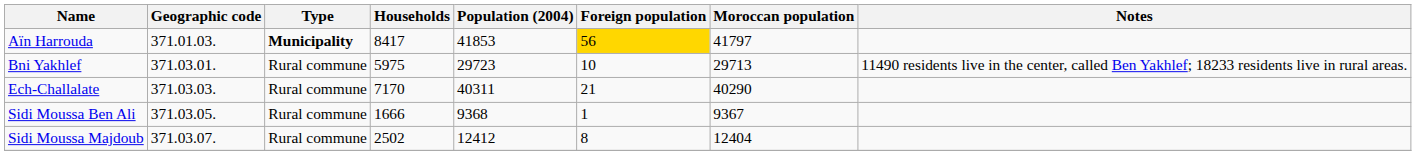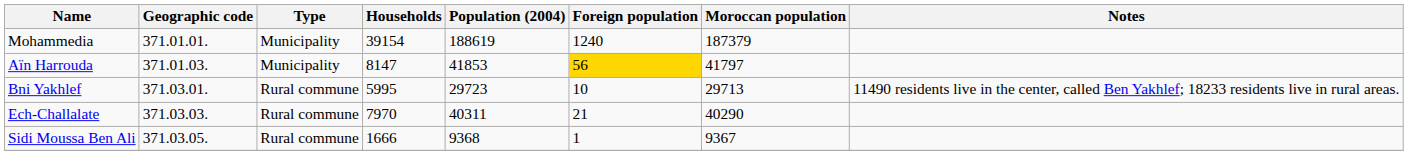+ row: (51, 41)
(311, 41) bold -> (300, 65) normal
(389, 41) 8417 -> (381, 65) 8147
(389, 65) 5975 -> (381, 89) 5995
(389, 89) 7170 -> (381, 114) 7970
- row: (76, 138)
